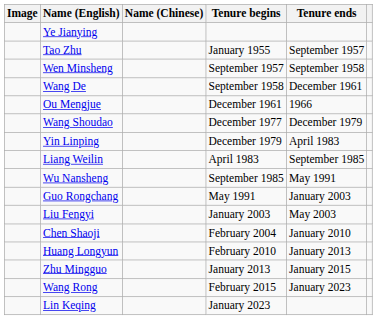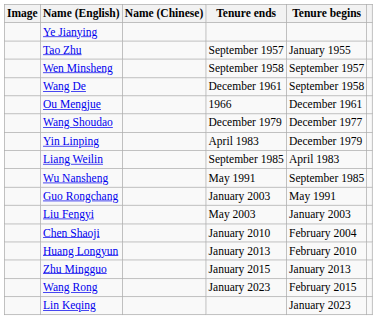columns swapped: (246, 13) <-> (327, 13)
